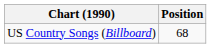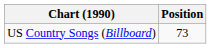(182, 33) 68 -> (182, 33) 73
